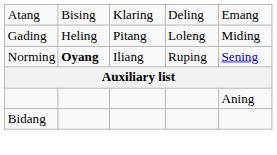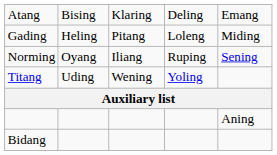(80, 56) bold -> (79, 56) normal
+ row: (25, 77)
